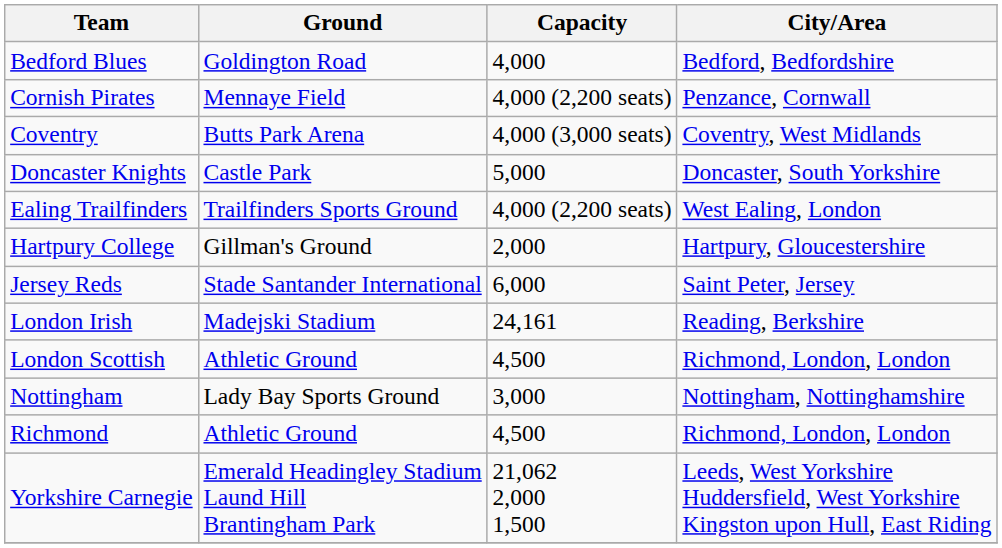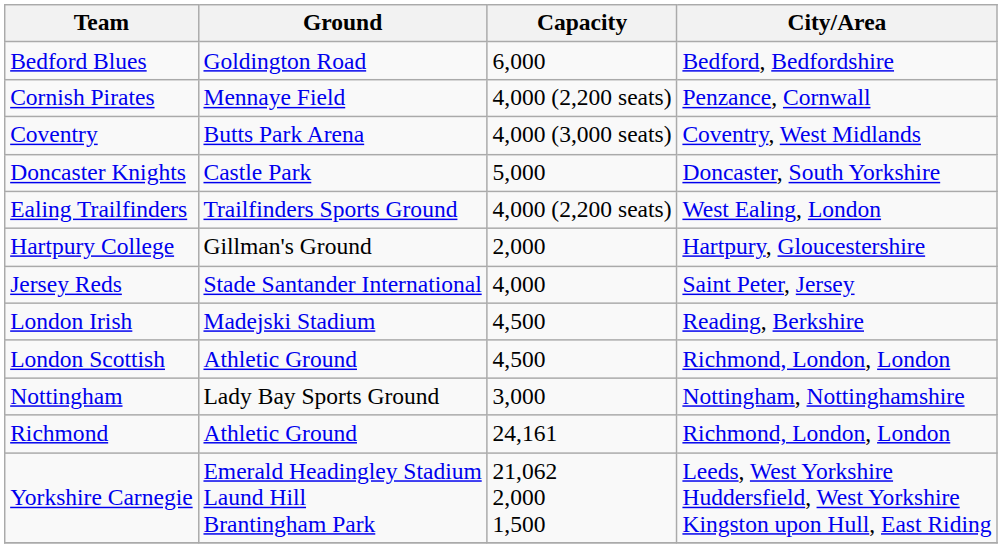(519, 60) 4,000 -> (519, 60) 6,000
(519, 284) 6,000 -> (519, 284) 4,000
(525, 321) 24,161 -> (519, 321) 4,500
(519, 433) 4,500 -> (525, 433) 24,161
